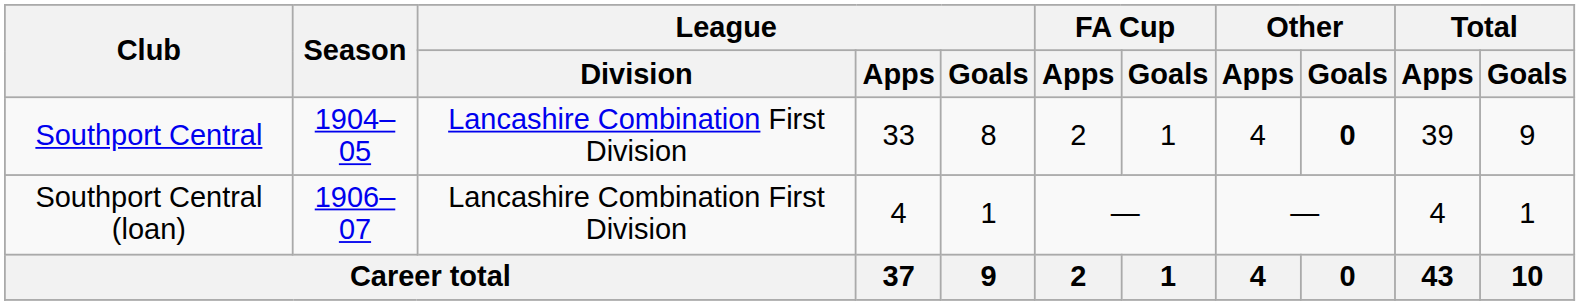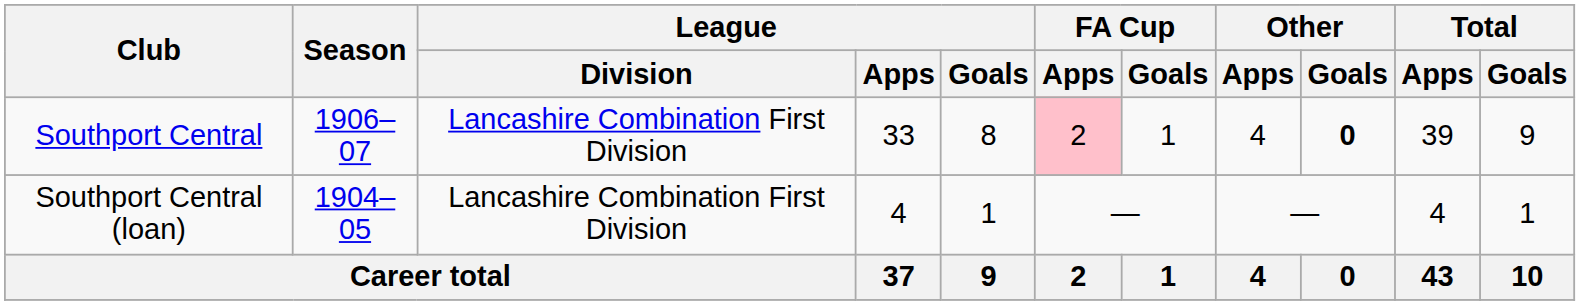(355, 135) 1904–05 -> (355, 135) 1906–07
(1078, 135) no background -> (1078, 135) pink background
(355, 214) 1906–07 -> (355, 214) 1904–05
